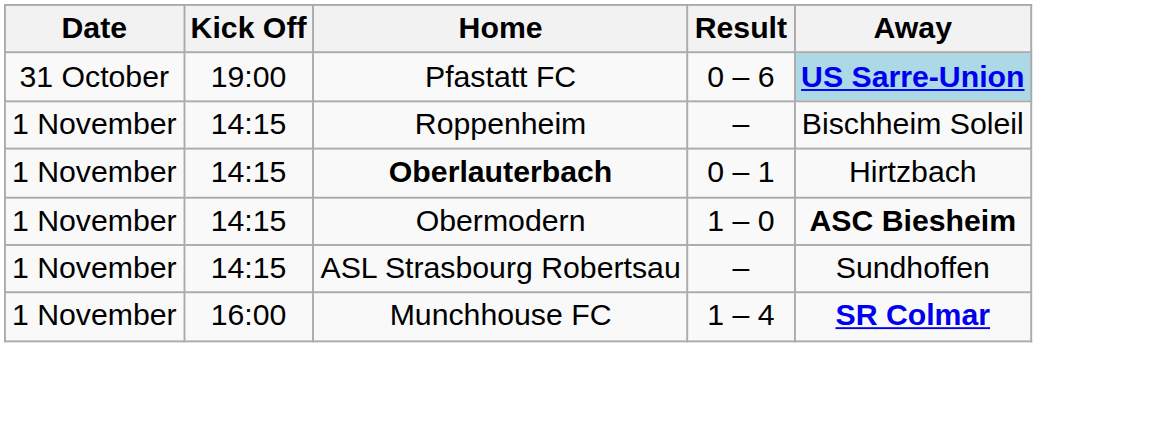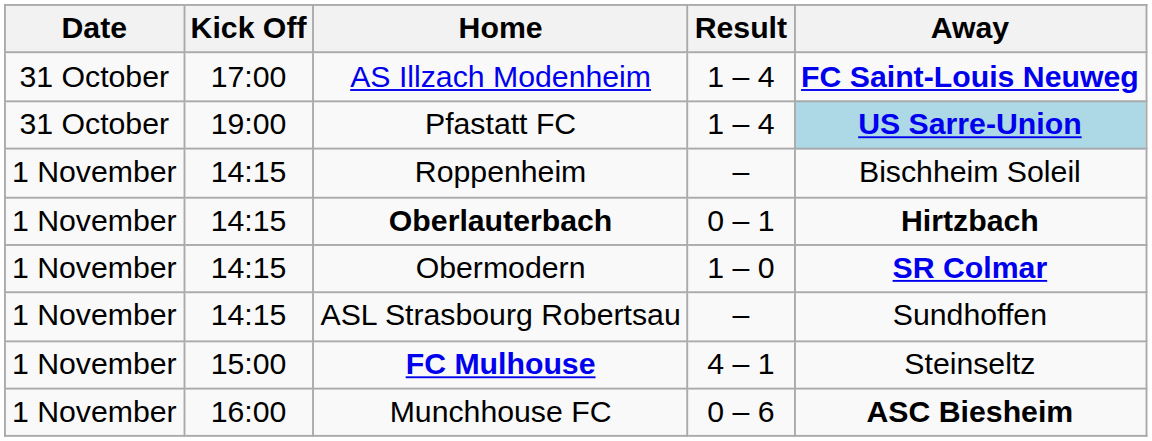+ row: (501, 76)
(741, 76) 0 – 6 -> (741, 124) 1 – 4
(913, 172) normal -> (970, 220) bold
(913, 220) ASC Biesheim -> (970, 268) SR Colmar
+ row: (501, 364)
(741, 316) 1 – 4 -> (741, 412) 0 – 6
(913, 316) SR Colmar -> (970, 412) ASC Biesheim
